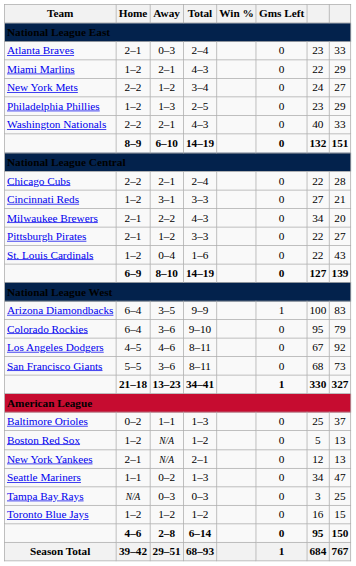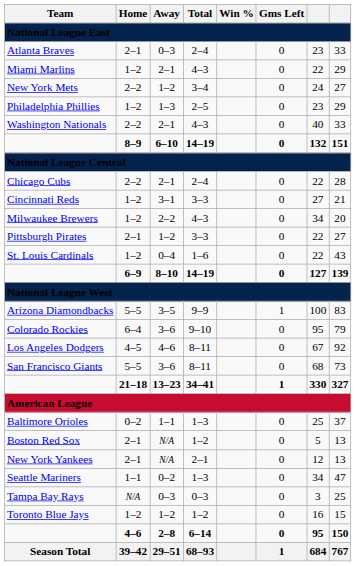(133, 217) 2–1 -> (133, 217) 1–2
(133, 310) 6–4 -> (133, 310) 5–5
(133, 440) 1–2 -> (133, 440) 2–1
